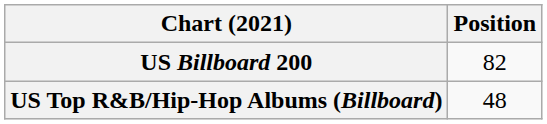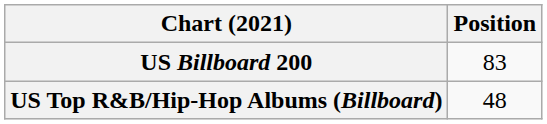(495, 61) 82 -> (495, 61) 83
